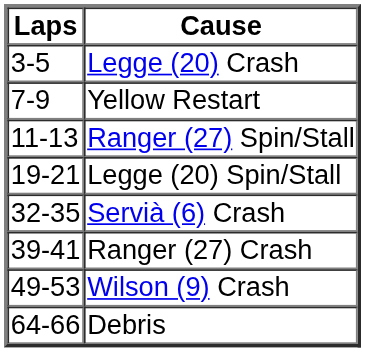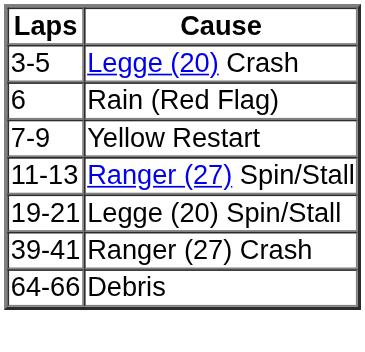+ row: (183, 100)
- row: (186, 212)
- row: (188, 287)
